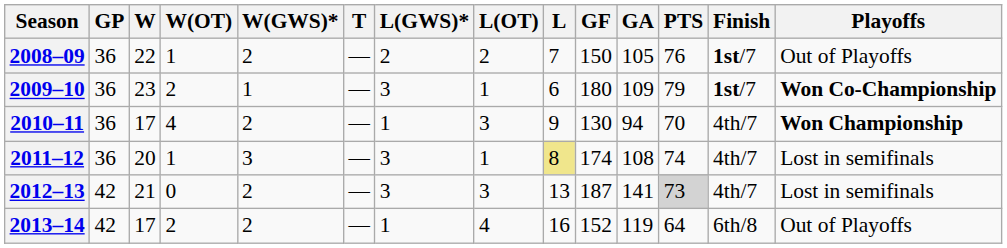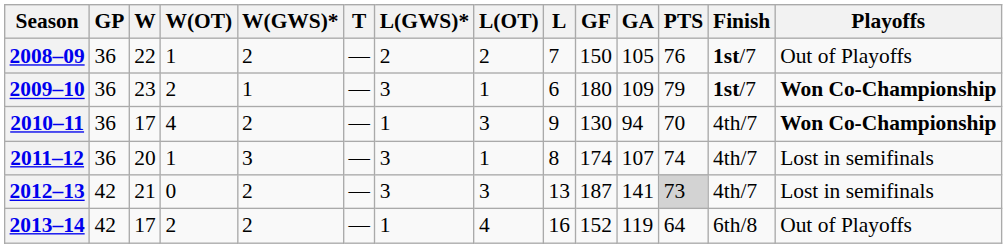(872, 123) Won Championship -> (888, 123) Won Co-Championship
(554, 157) khaki background -> (554, 157) no background
(638, 157) 108 -> (638, 157) 107
